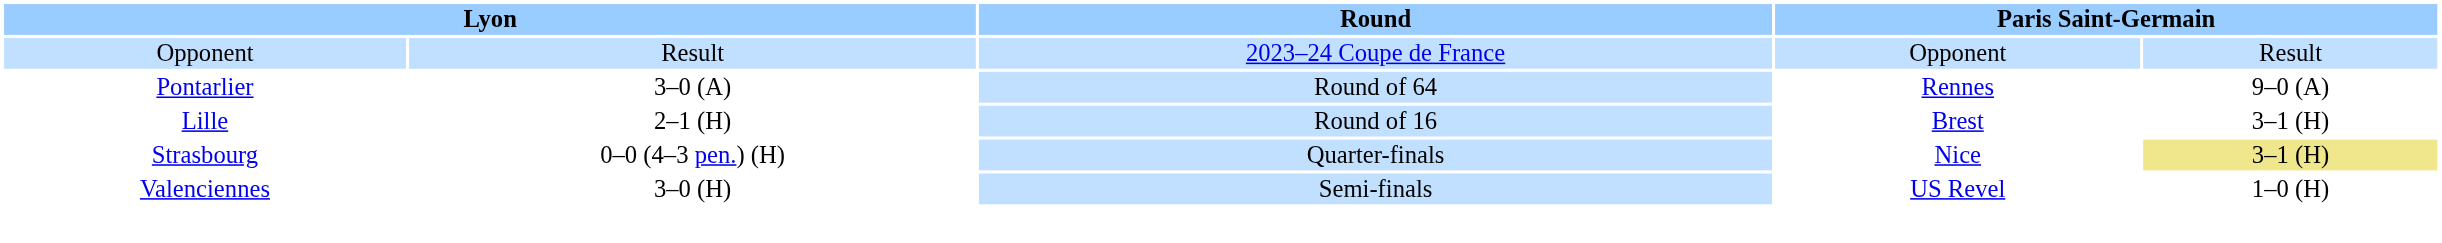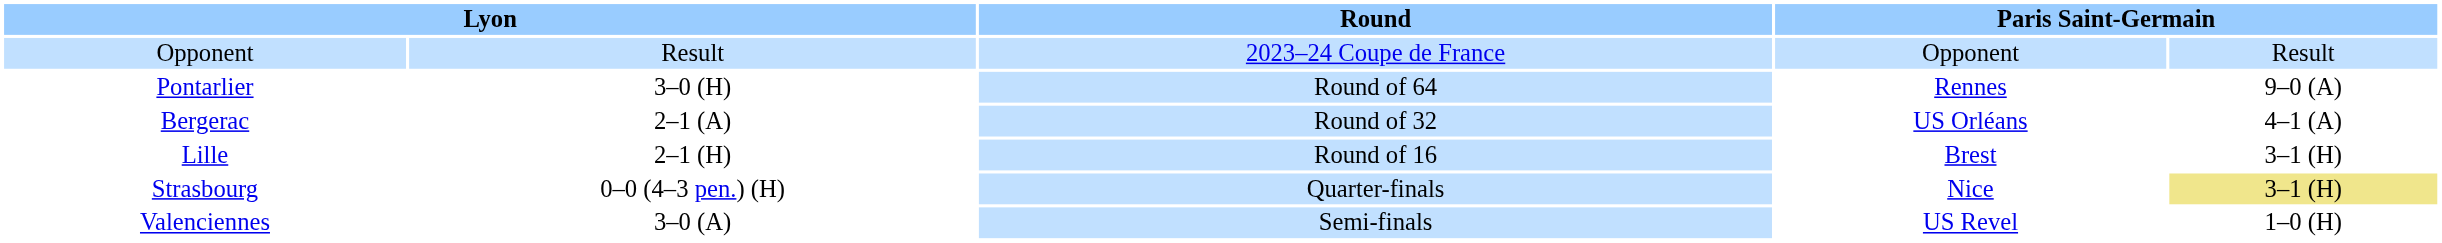(693, 86) 3–0 (A) -> (693, 86) 3–0 (H)
+ row: (205, 120)
(693, 188) 3–0 (H) -> (693, 222) 3–0 (A)
